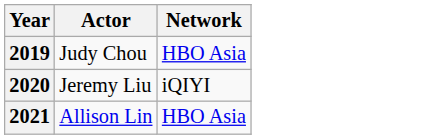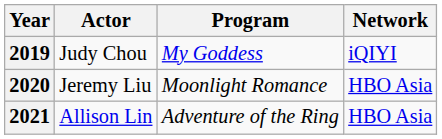+ column: (250, 20)
(204, 52) HBO Asia -> (372, 52) iQIYI
(186, 85) iQIYI -> (390, 85) HBO Asia
